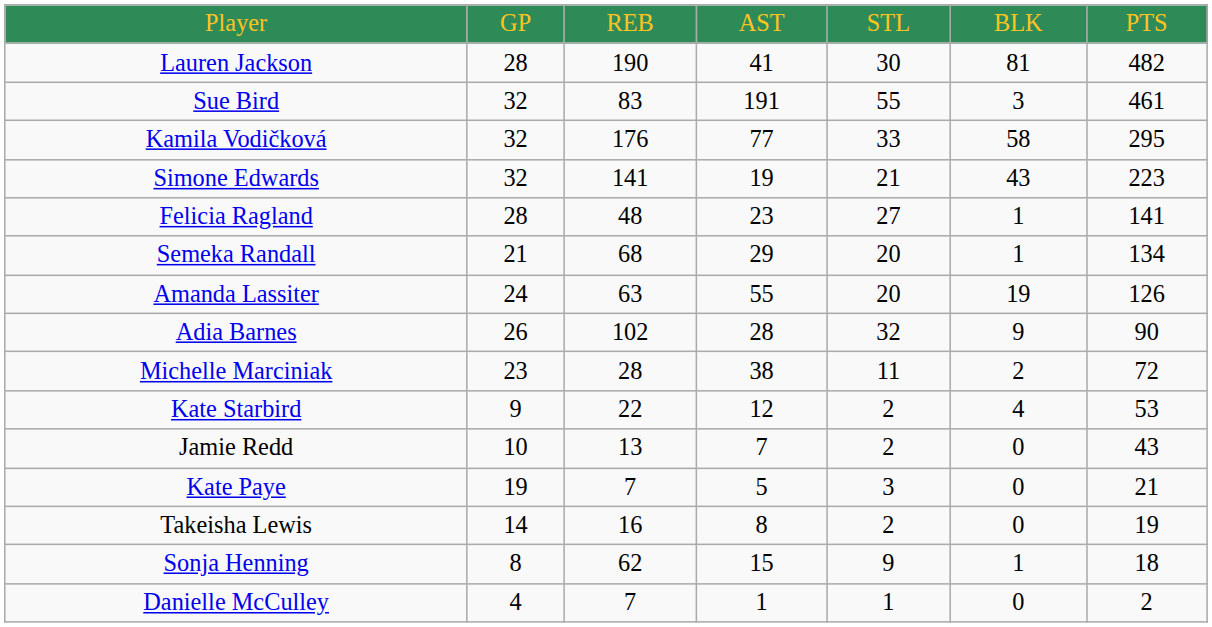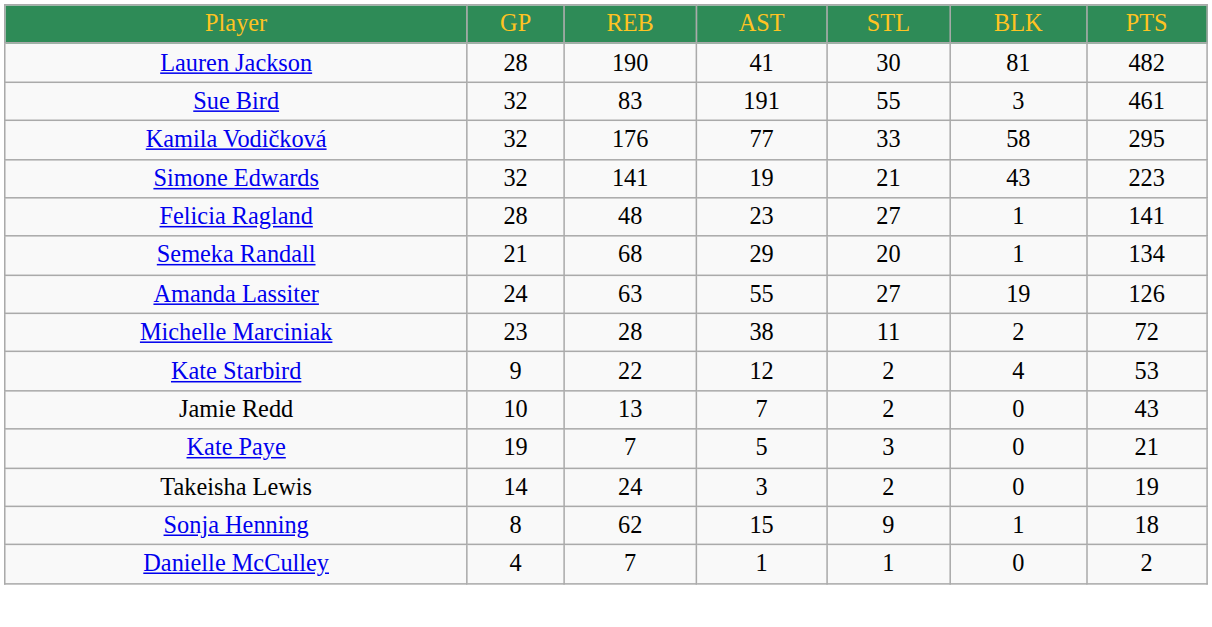(888, 293) 20 -> (888, 293) 27
- row: (236, 332)
(630, 525) 16 -> (630, 486) 24
(762, 525) 8 -> (762, 486) 3
